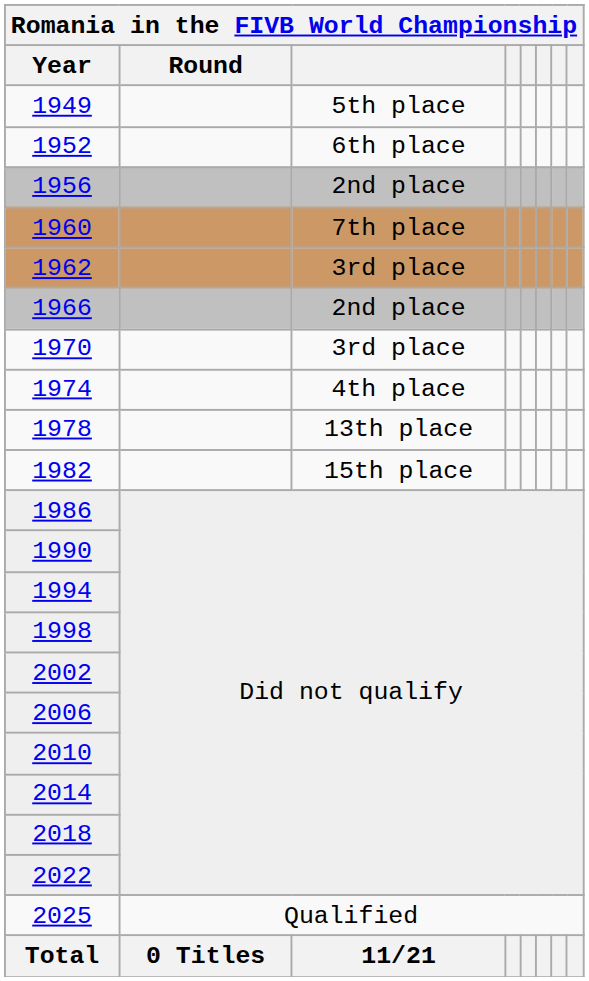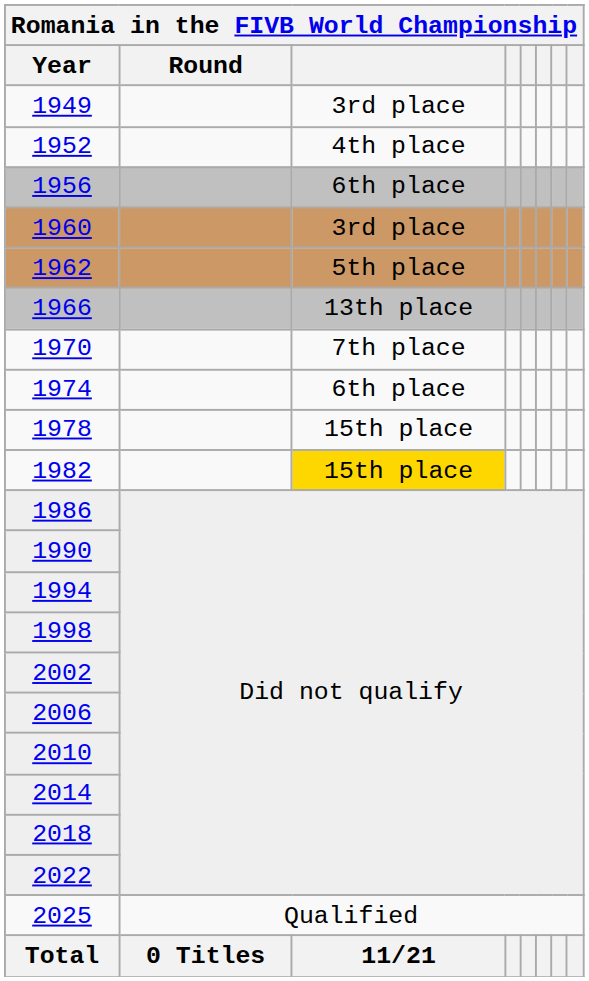(399, 106) 5th place -> (399, 106) 3rd place
(399, 147) 6th place -> (399, 147) 4th place
(399, 187) 2nd place -> (399, 187) 6th place
(399, 228) 7th place -> (399, 228) 3rd place
(399, 268) 3rd place -> (399, 268) 5th place
(399, 308) 2nd place -> (399, 308) 13th place
(399, 349) 3rd place -> (399, 349) 7th place
(399, 389) 4th place -> (399, 389) 6th place
(399, 430) 13th place -> (399, 430) 15th place
(399, 470) no background -> (399, 470) gold background
